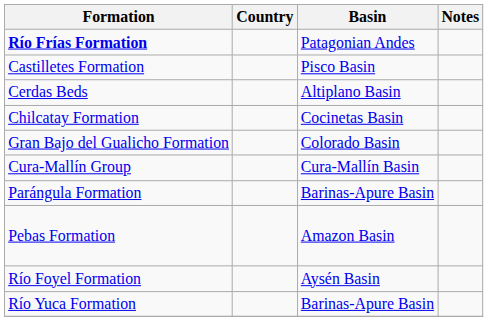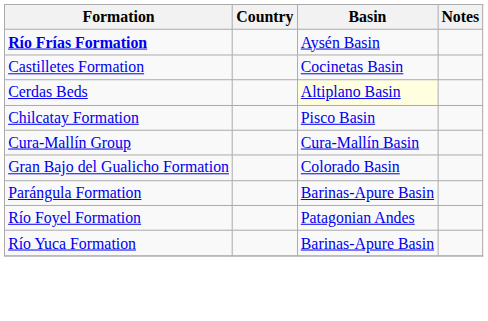(358, 42) Patagonian Andes -> (340, 42) Aysén Basin
(338, 67) Pisco Basin -> (352, 67) Cocinetas Basin
(351, 92) no background -> (351, 92) lightyellow background
(352, 117) Cocinetas Basin -> (338, 117) Pisco Basin
rows swapped: (70, 167) <-> (119, 142)
- row: (62, 235)
(340, 278) Aysén Basin -> (358, 218) Patagonian Andes
